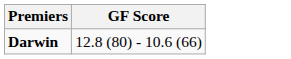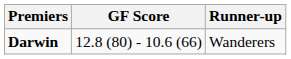+ column: (245, 16)
